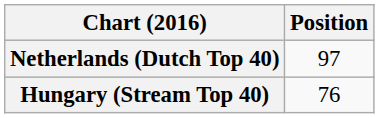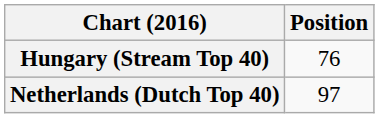rows swapped: (145, 94) <-> (145, 58)
